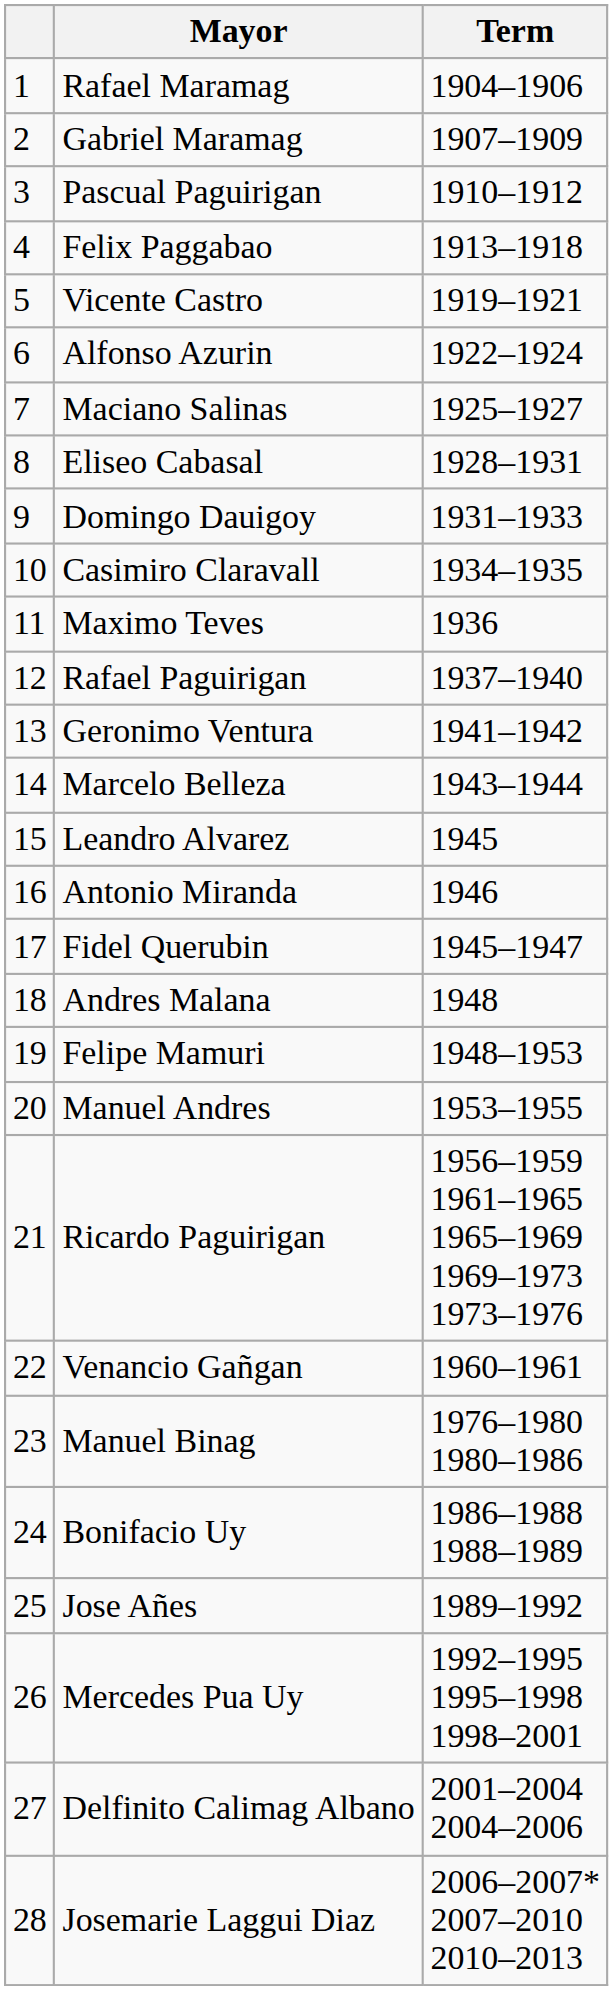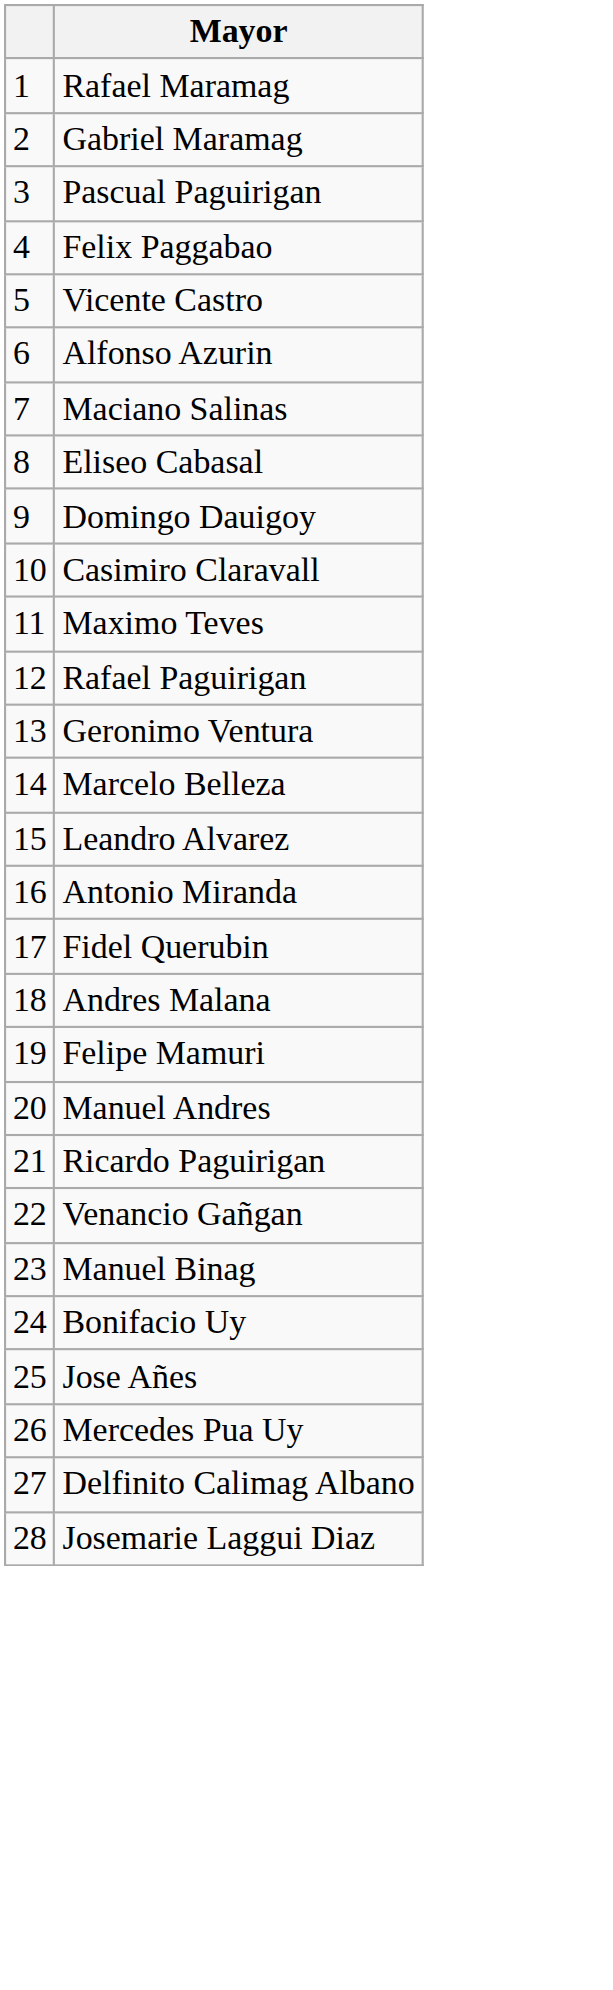- column: (515, 31)
